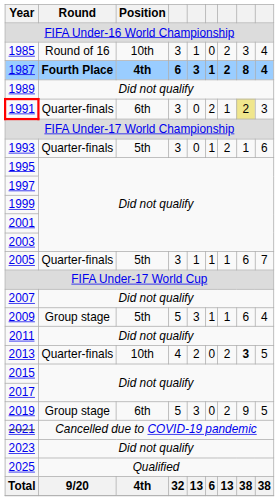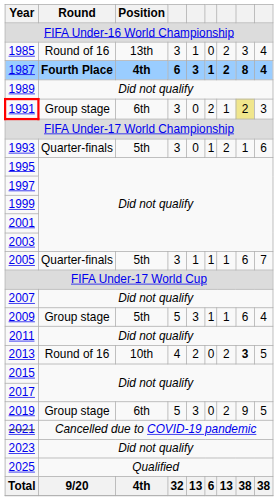(142, 51) 10th -> (142, 51) 13th
(78, 109) Quarter-finals -> (77, 109) Group stage
(77, 354) Quarter-finals -> (77, 354) Round of 16
